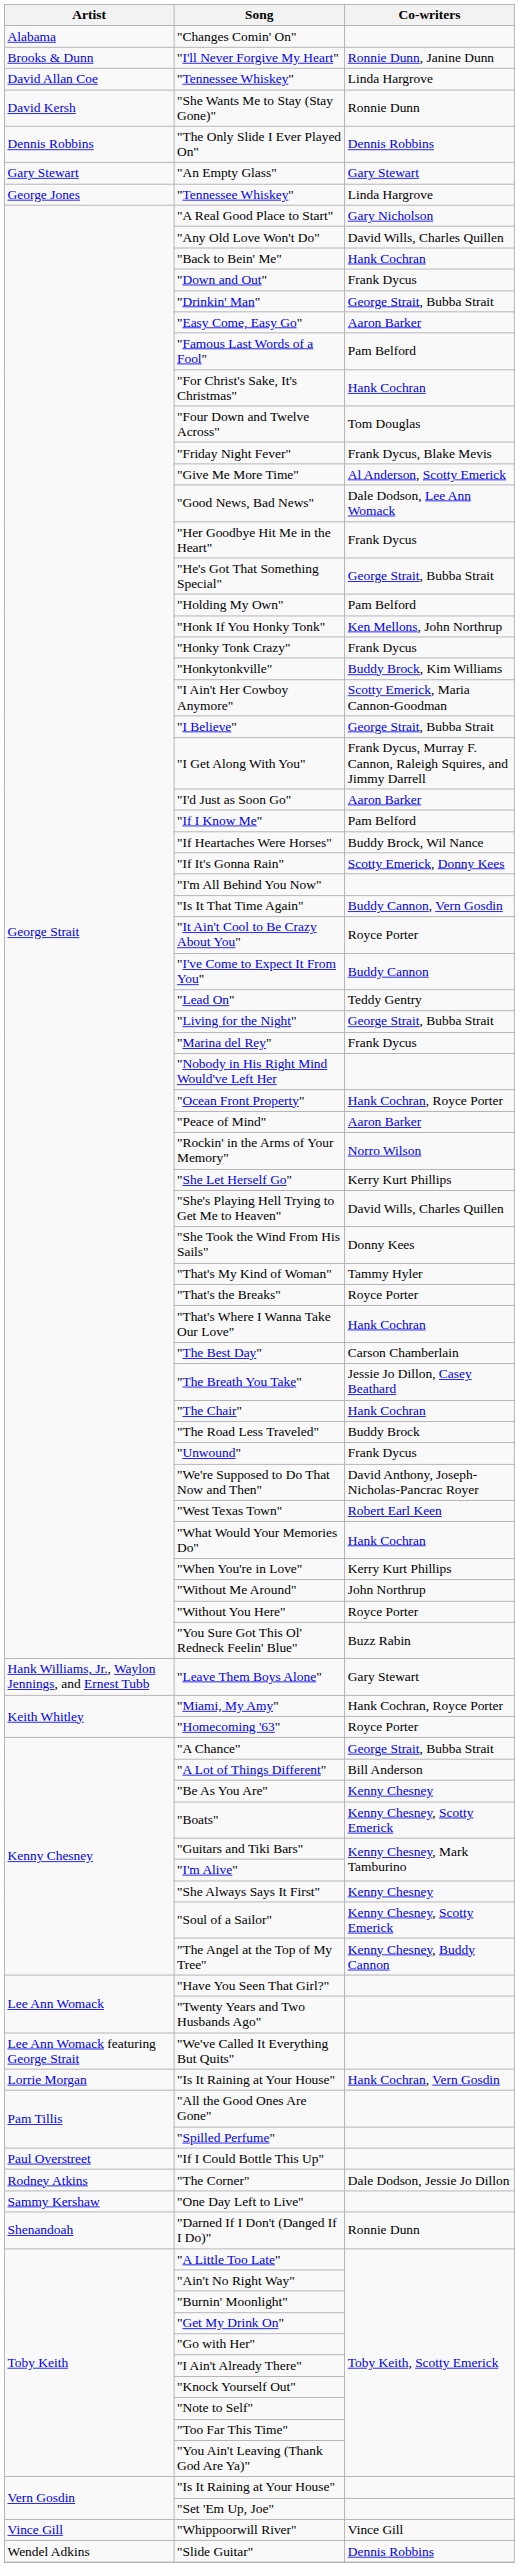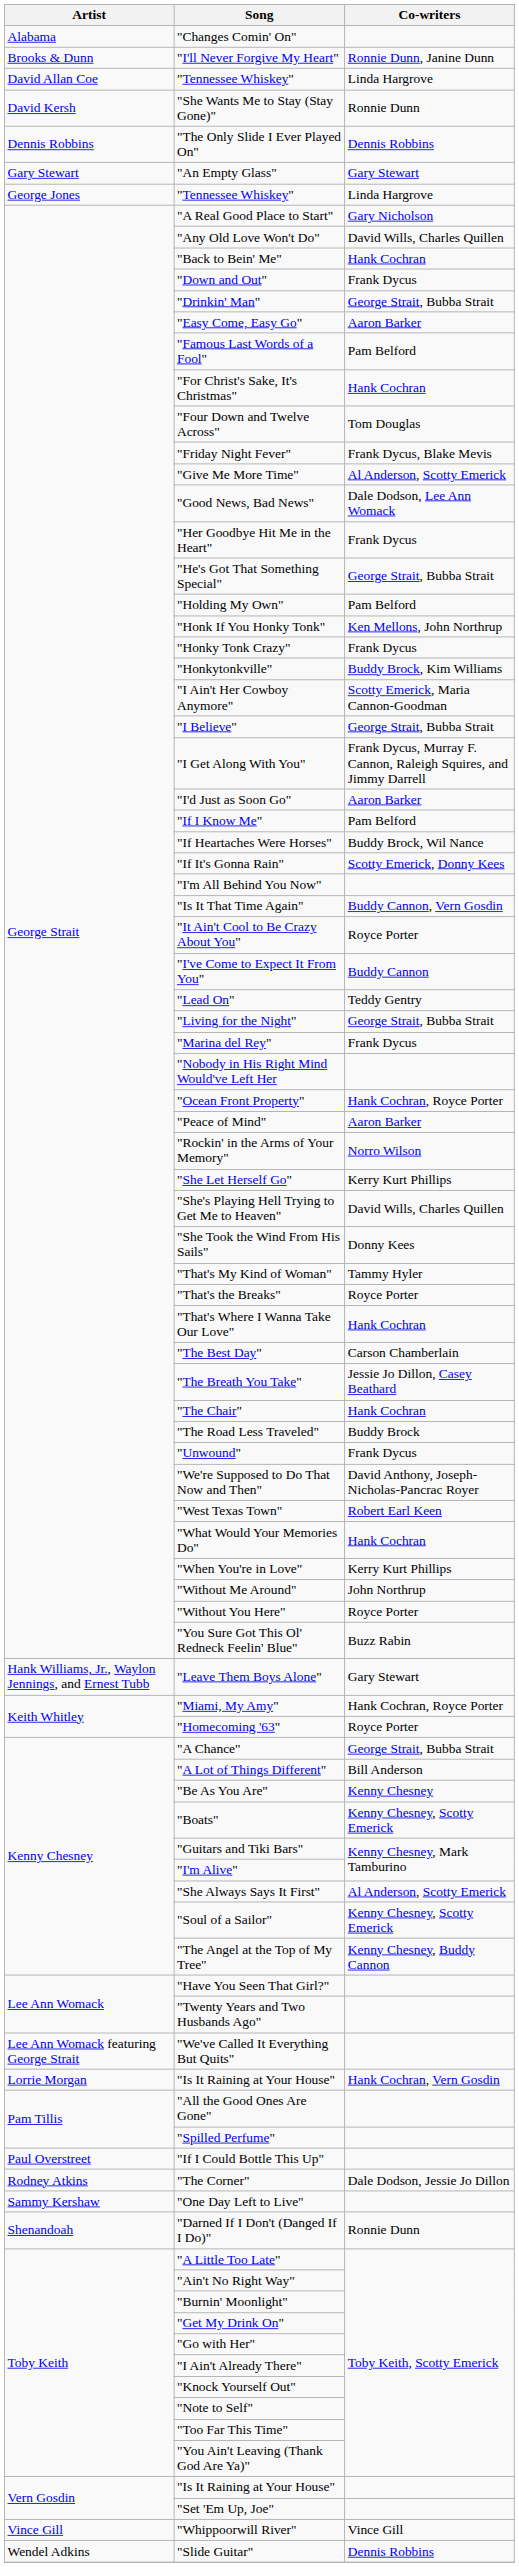(390, 1891) Kenny Chesney -> (427, 1891) Al Anderson, Scotty Emerick
